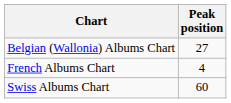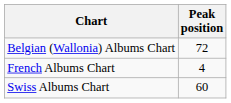(202, 48) 27 -> (202, 48) 72
